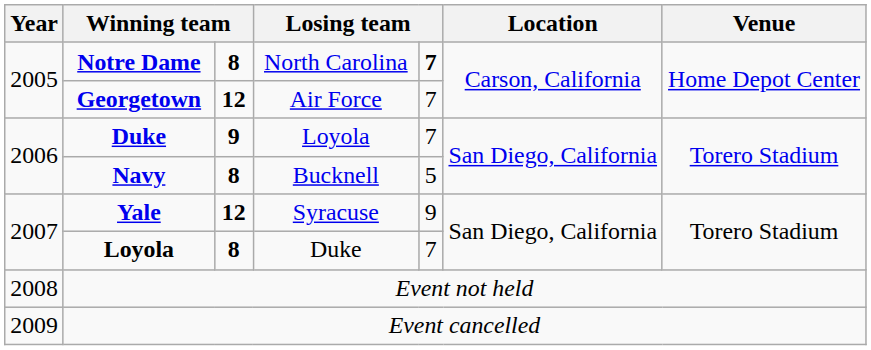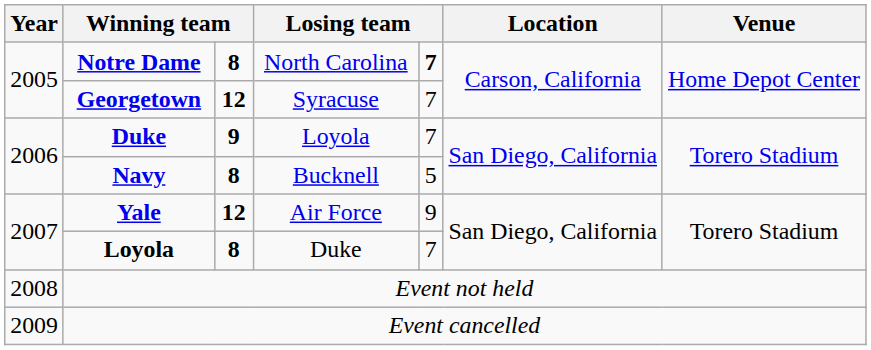(336, 99) Air Force -> (336, 99) Syracuse
(336, 212) Syracuse -> (336, 212) Air Force
